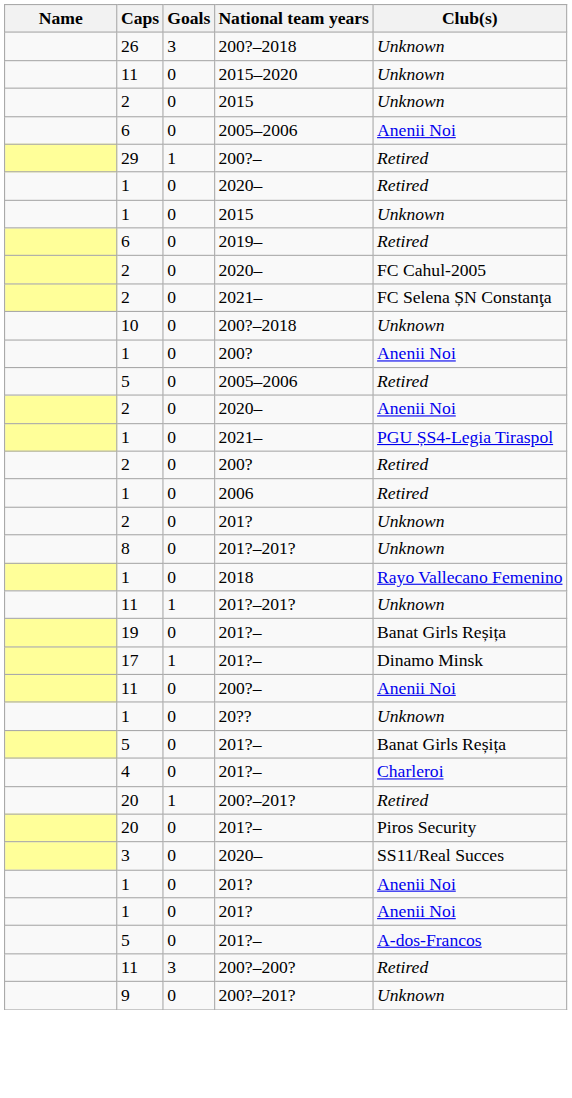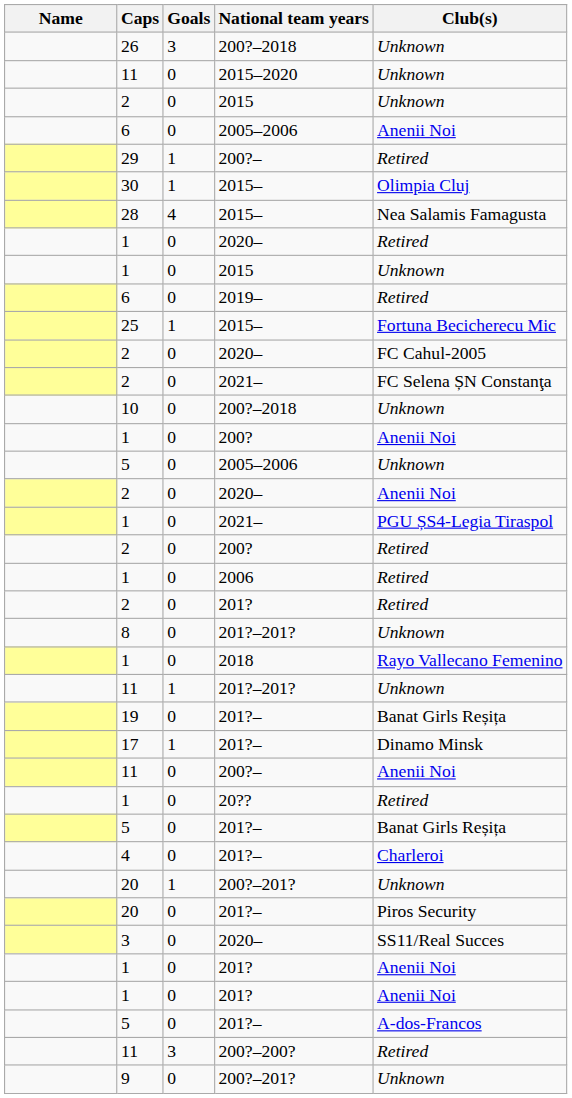+ row: (130, 185)
+ row: (130, 213)
+ row: (130, 325)
(403, 381) Retired -> (411, 465) Unknown
(411, 520) Unknown -> (403, 604) Retired
(411, 716) Unknown -> (403, 800) Retired
(403, 800) Retired -> (411, 883) Unknown
